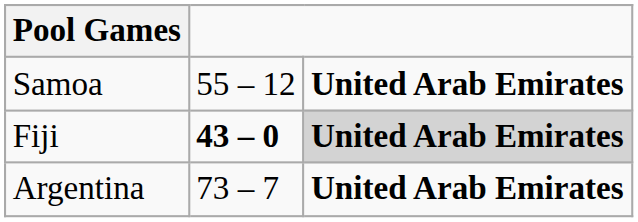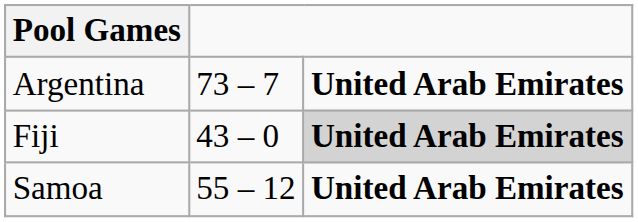rows swapped: (58, 83) <-> (79, 188)
(238, 135) bold -> (238, 135) normal
